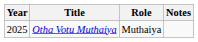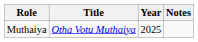columns swapped: (17, 12) <-> (141, 12)
